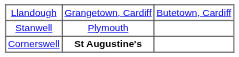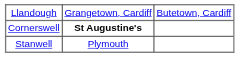rows swapped: (34, 44) <-> (34, 28)
